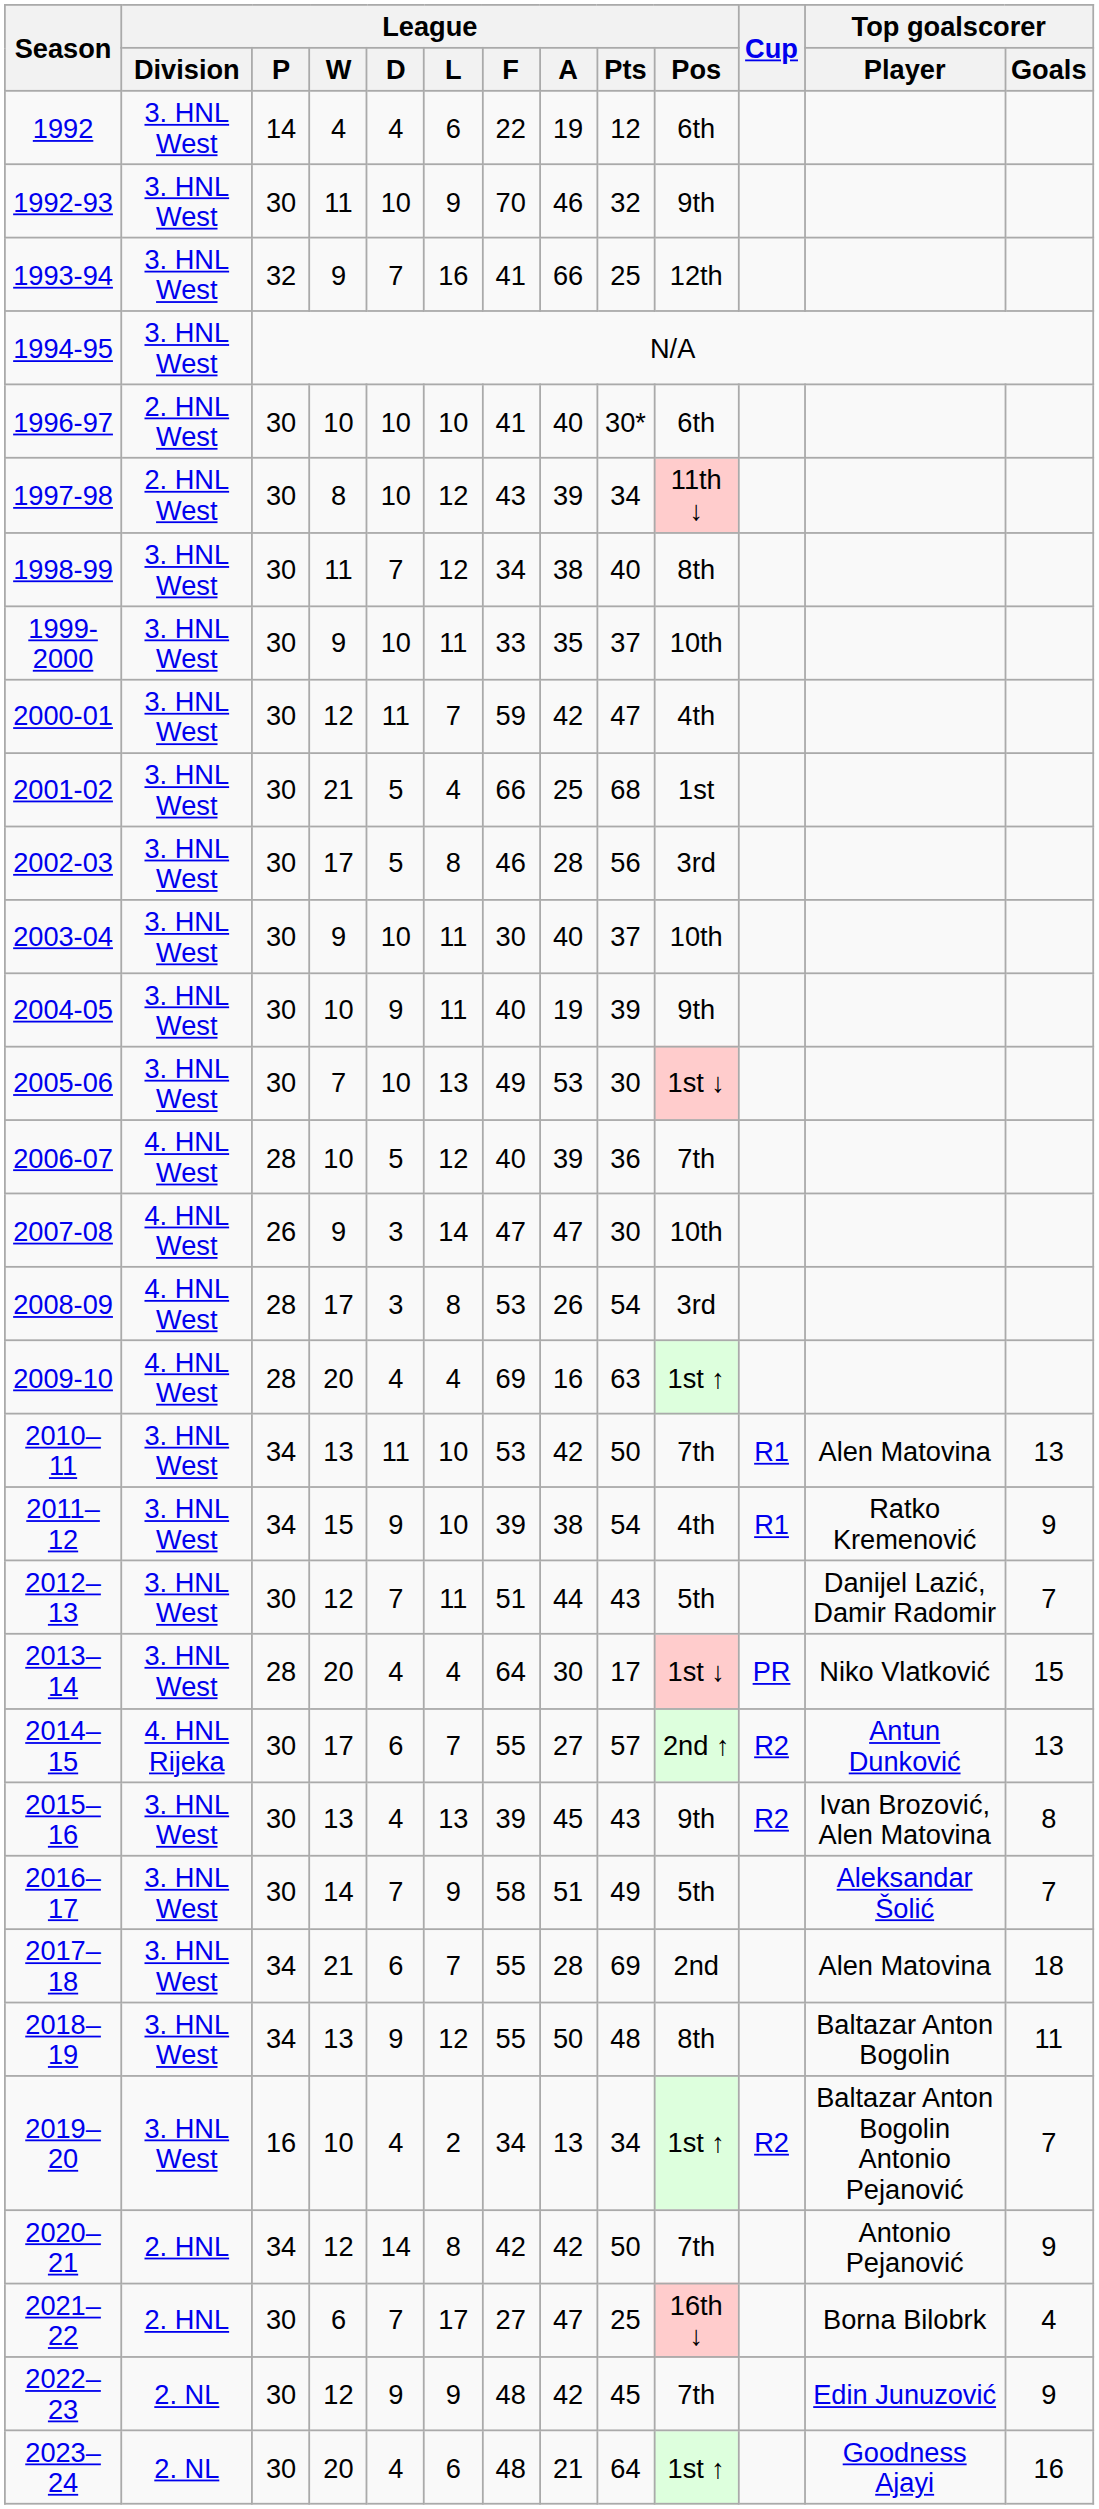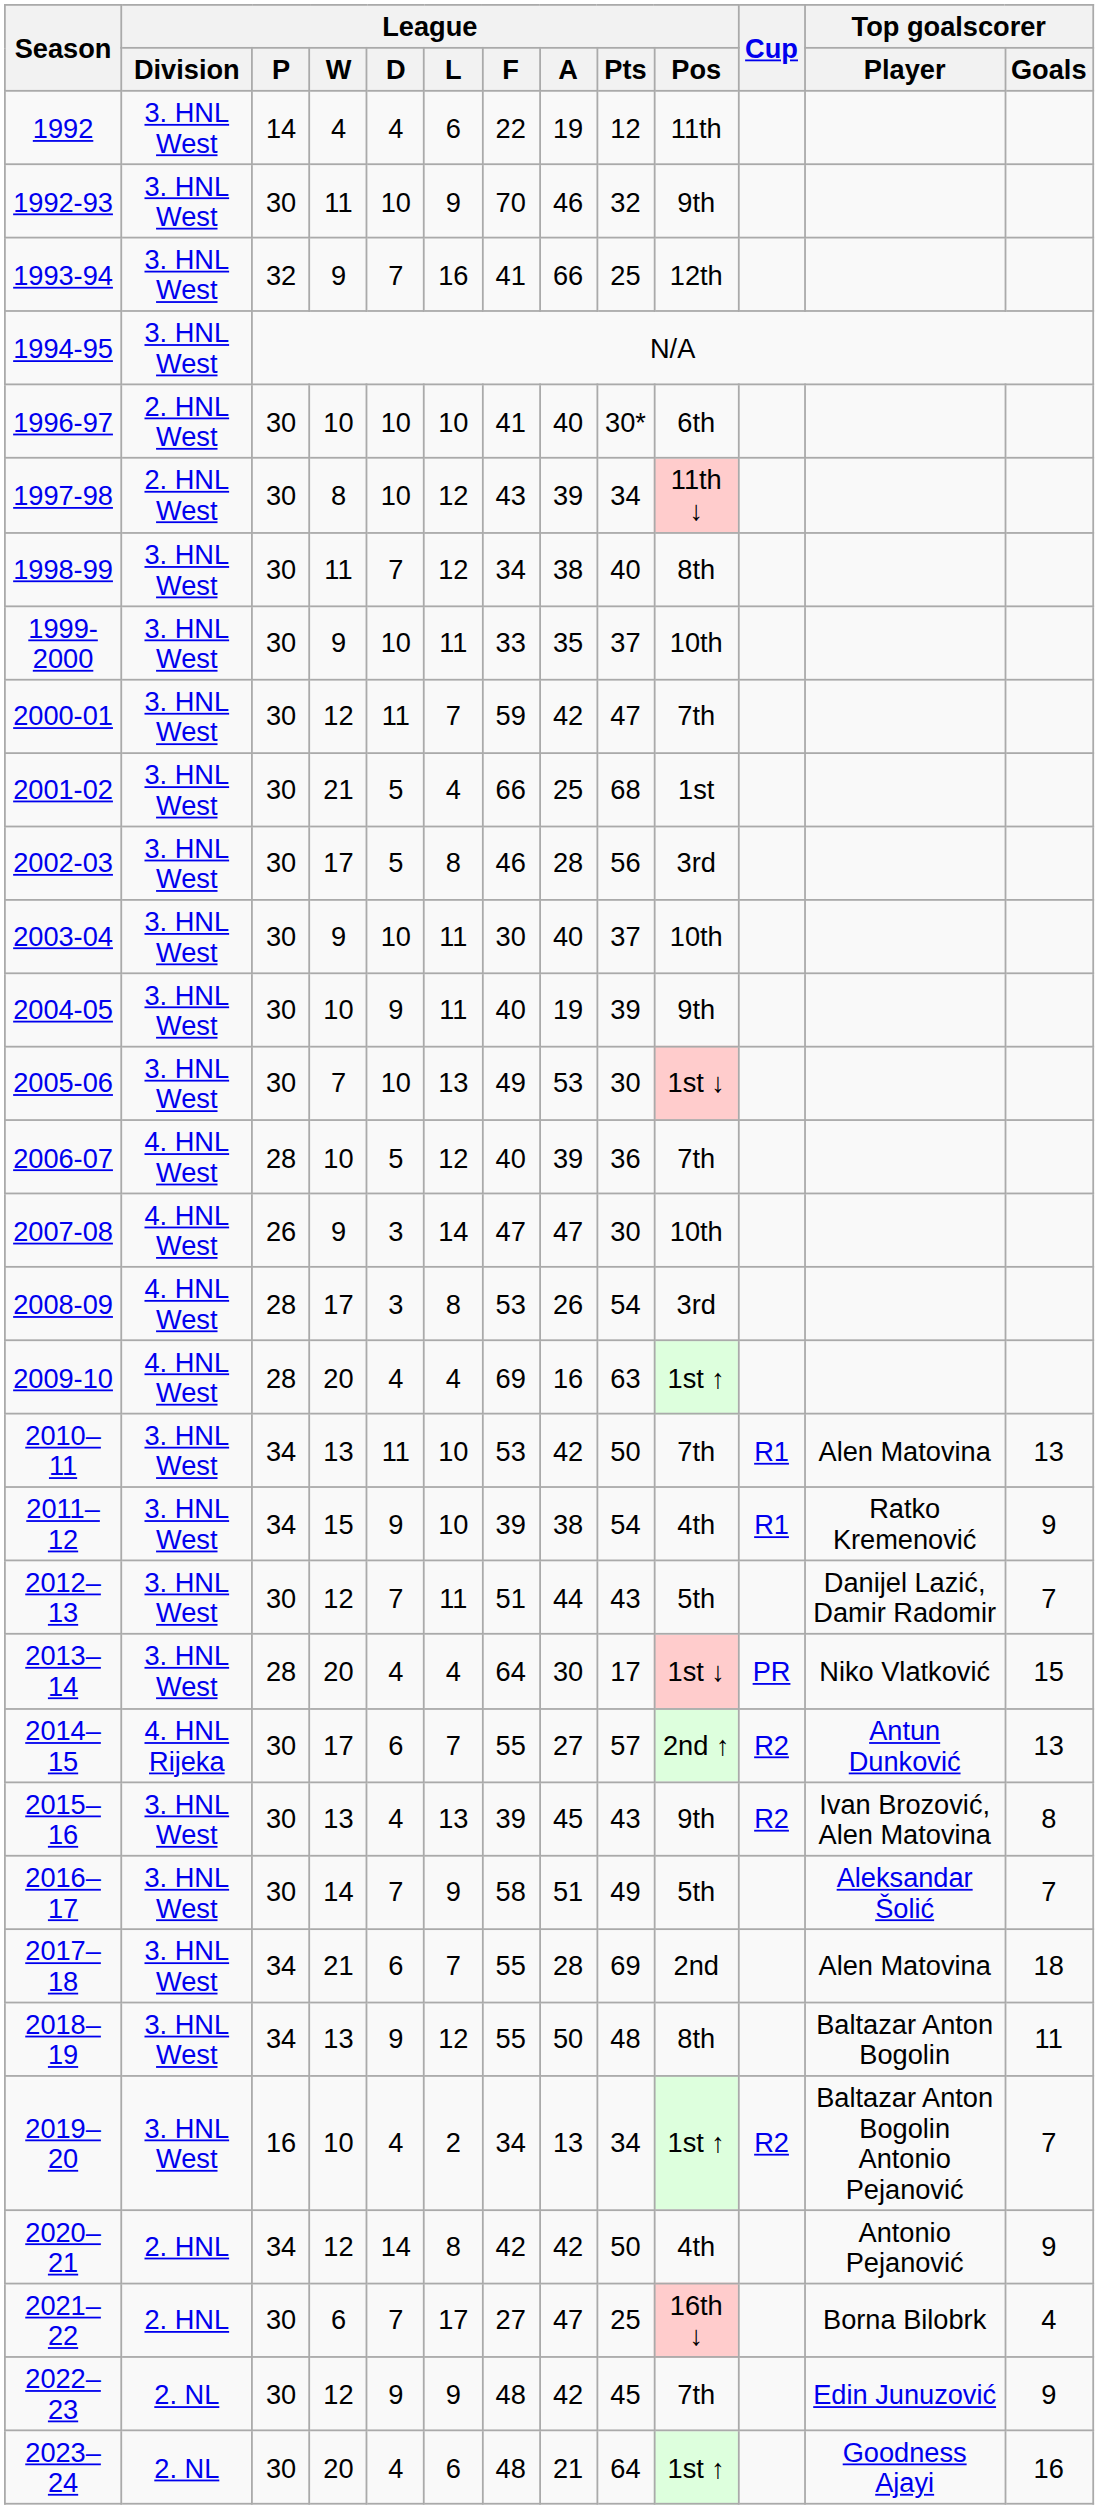(696, 128) 6th -> (696, 128) 11th
(696, 716) 4th -> (696, 716) 7th
(696, 2247) 7th -> (696, 2247) 4th
